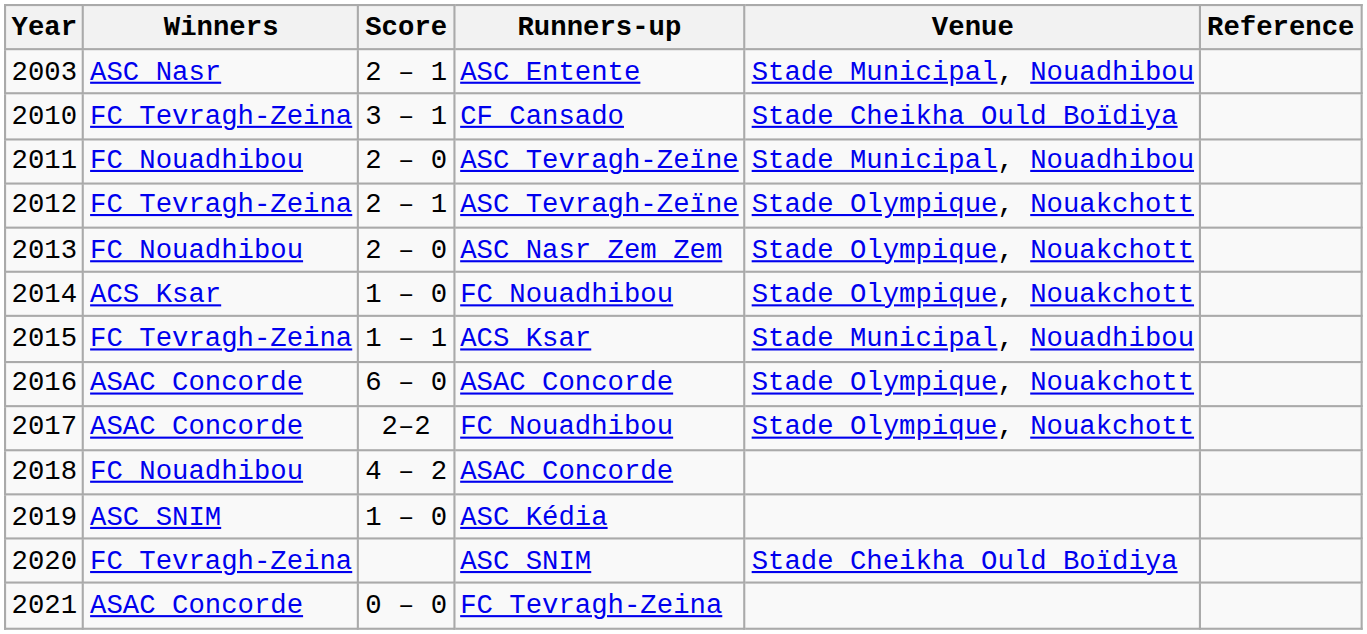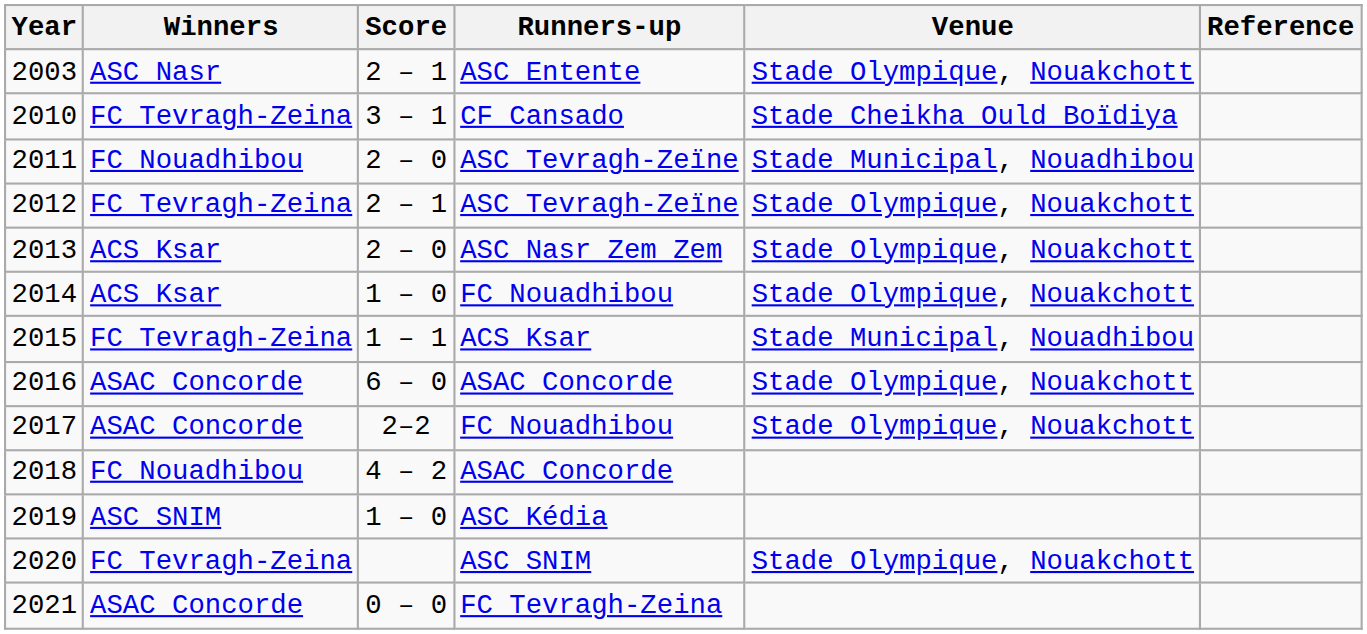(973, 72) Stade Municipal, Nouadhibou -> (973, 72) Stade Olympique, Nouakchott
(197, 250) FC Nouadhibou -> (156, 250) ACS Ksar
(965, 561) Stade Cheikha Ould Boïdiya -> (973, 561) Stade Olympique, Nouakchott
